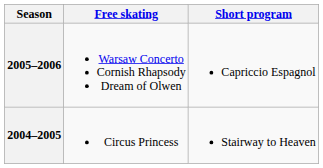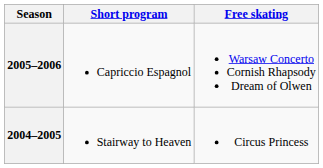columns swapped: (254, 14) <-> (126, 14)
